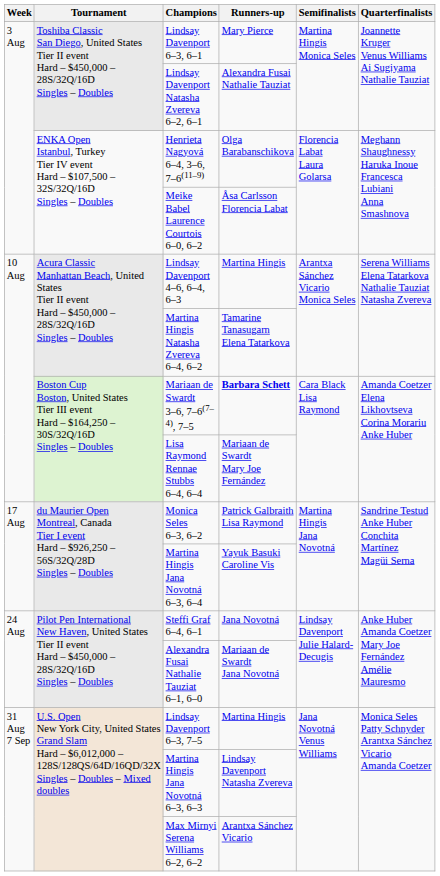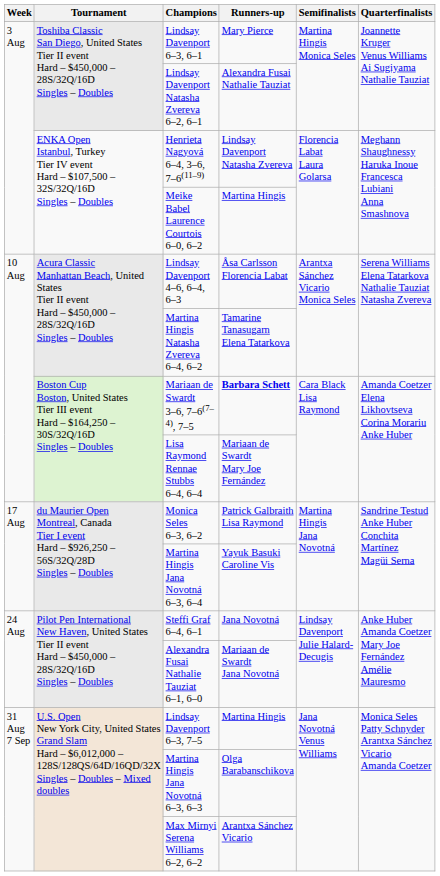(258, 145) Olga Barabanschikova -> (257, 152) Lindsay Davenport Natasha Zvereva
(255, 202) Åsa Carlsson Florencia Labat -> (254, 196) Martina Hingis
(254, 263) Martina Hingis -> (255, 269) Åsa Carlsson Florencia Labat
(257, 770) Lindsay Davenport Natasha Zvereva -> (258, 764) Olga Barabanschikova
